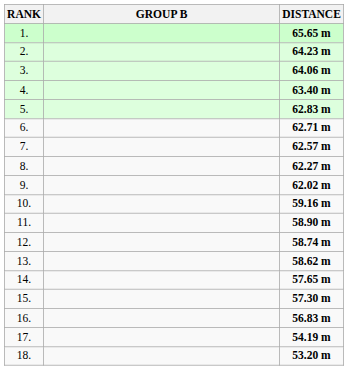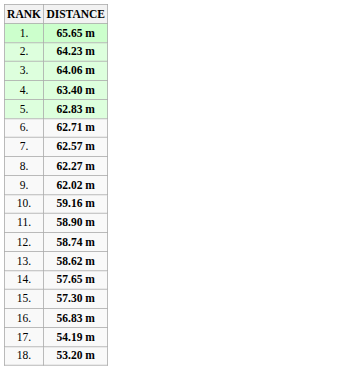- column: (162, 14)
